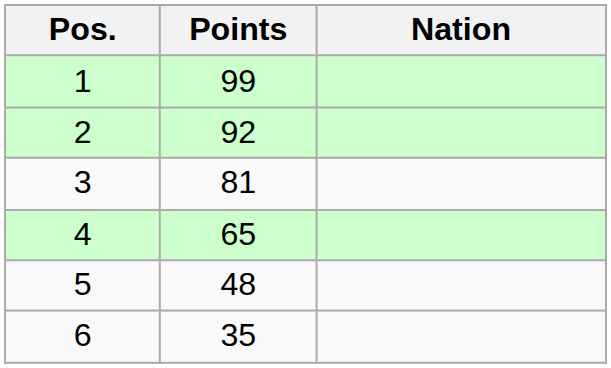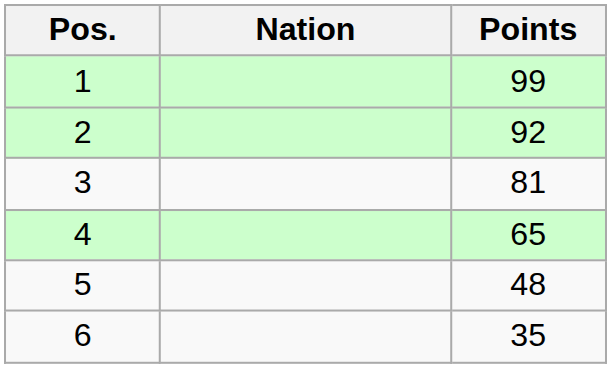columns swapped: (461, 30) <-> (238, 30)
